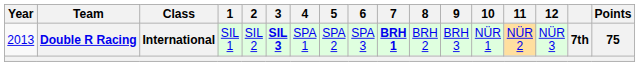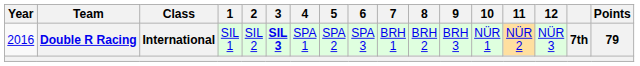(21, 39) 2013 -> (21, 39) 2016
(393, 39) bold -> (393, 39) normal
(613, 39) 75 -> (612, 39) 79
